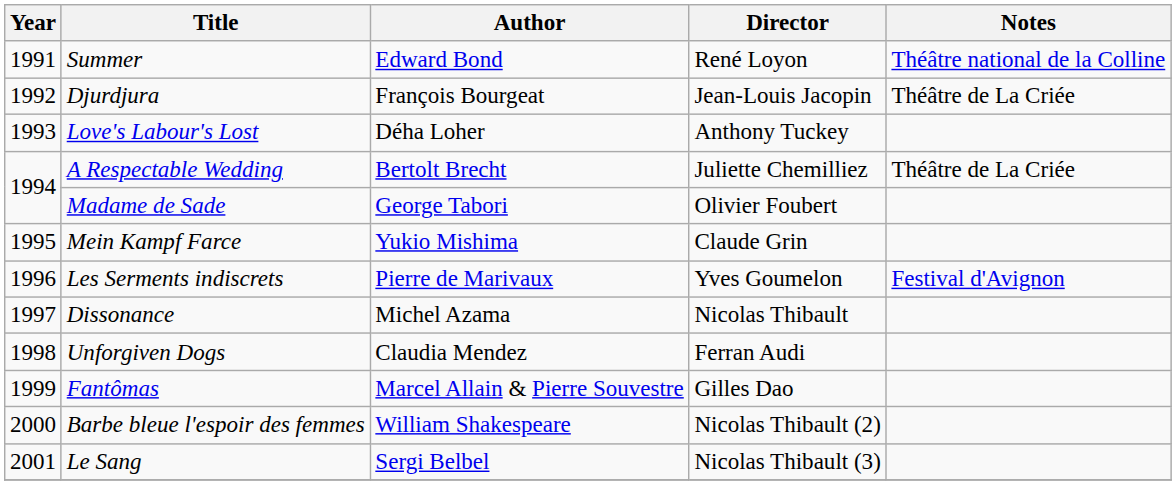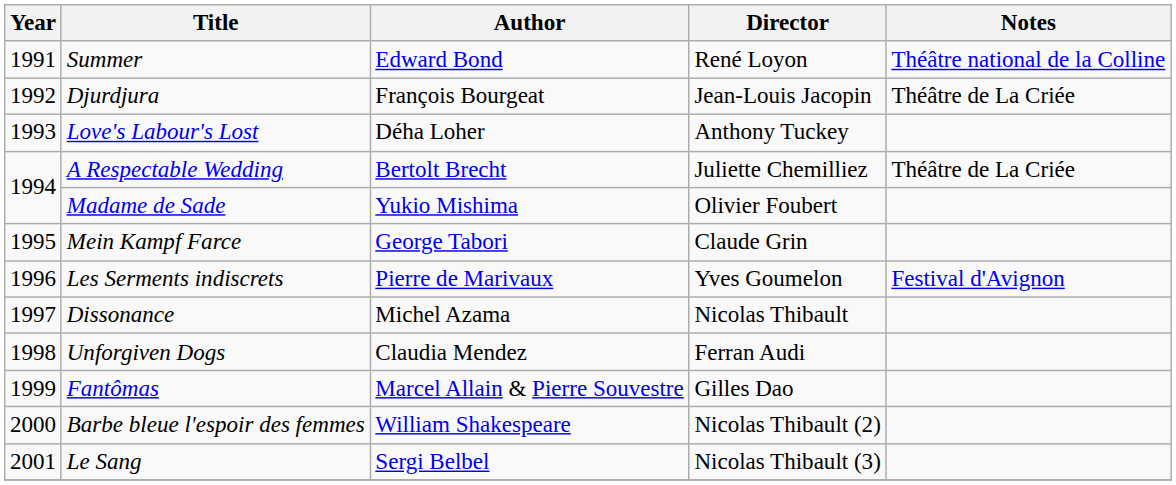(442, 205) George Tabori -> (447, 205) Yukio Mishima
(447, 242) Yukio Mishima -> (442, 242) George Tabori
